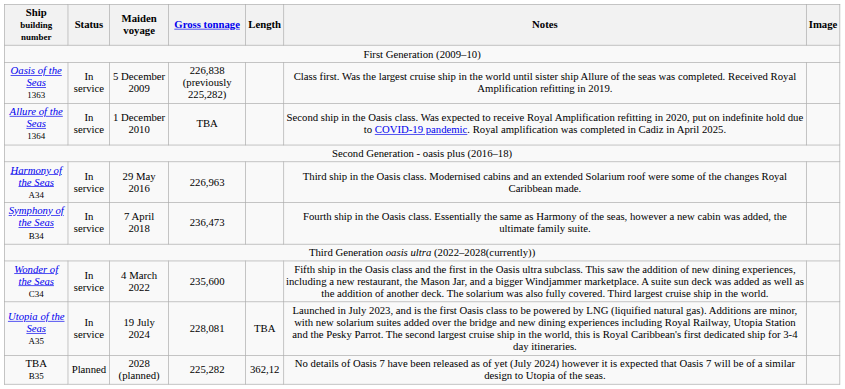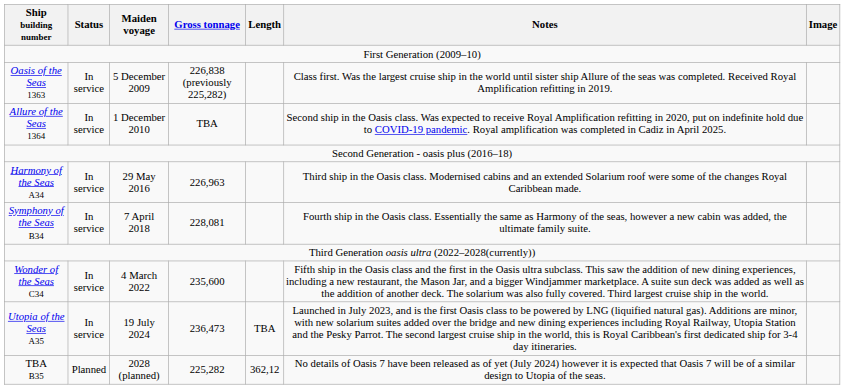(207, 223) 236,473 -> (207, 223) 228,081
(207, 328) 228,081 -> (207, 328) 236,473
